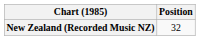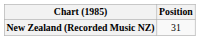(176, 27) 32 -> (176, 27) 31
